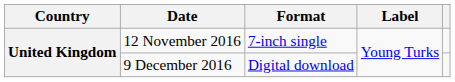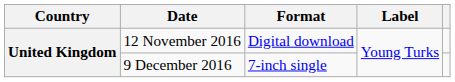(287, 40) 7-inch single -> (301, 40) Digital download
(301, 64) Digital download -> (287, 64) 7-inch single
